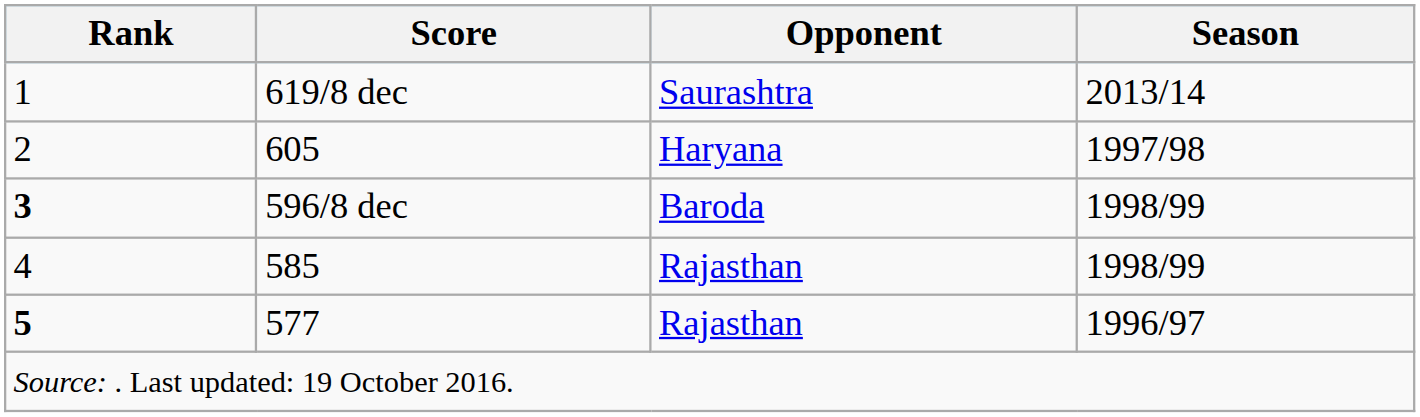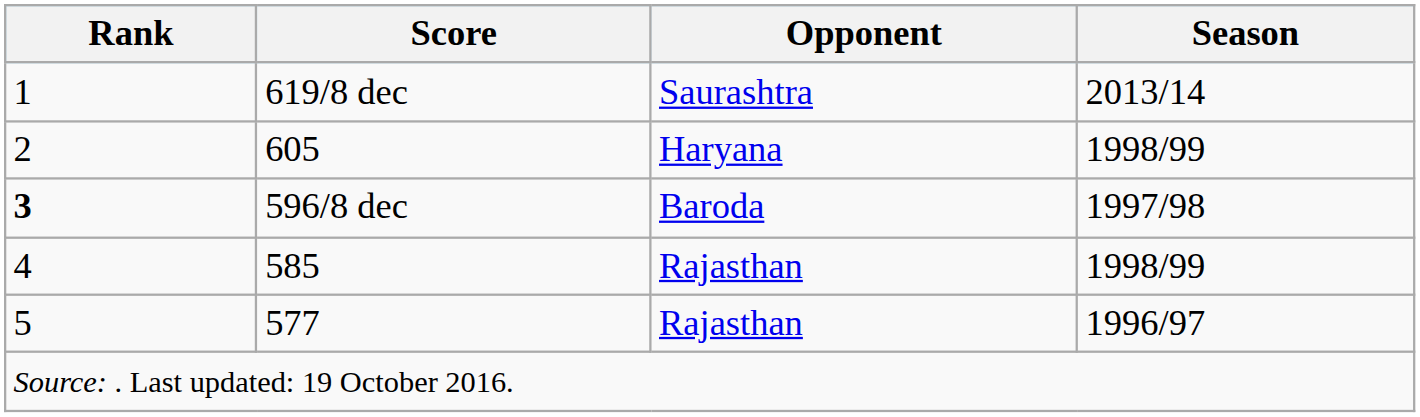(1145, 149) 1997/98 -> (1145, 149) 1998/99
(1145, 206) 1998/99 -> (1145, 206) 1997/98
(23, 322) bold -> (23, 322) normal
